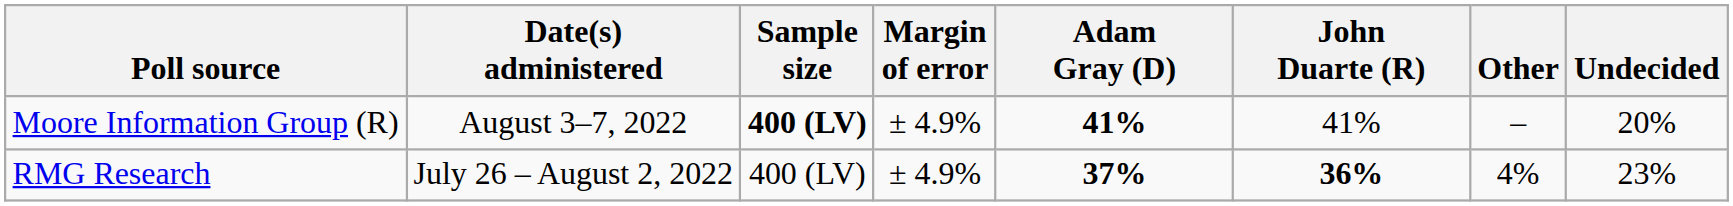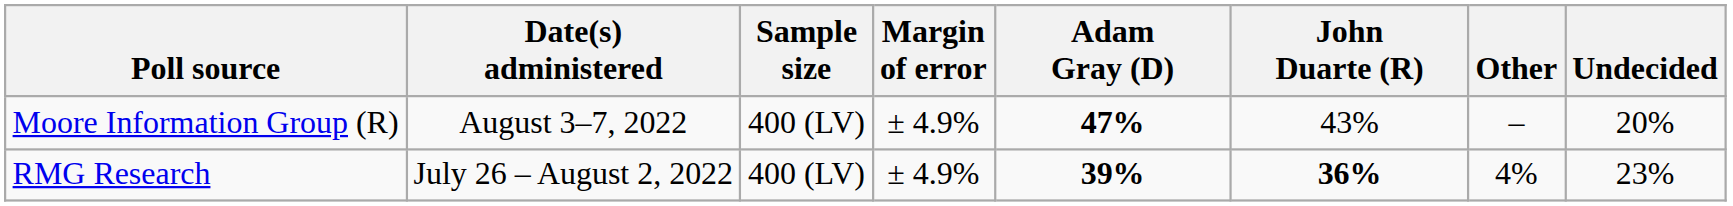(807, 121) bold -> (806, 121) normal
(1114, 121) 41% -> (1113, 121) 47%
(1351, 121) 41% -> (1350, 121) 43%
(1114, 174) 37% -> (1113, 174) 39%
